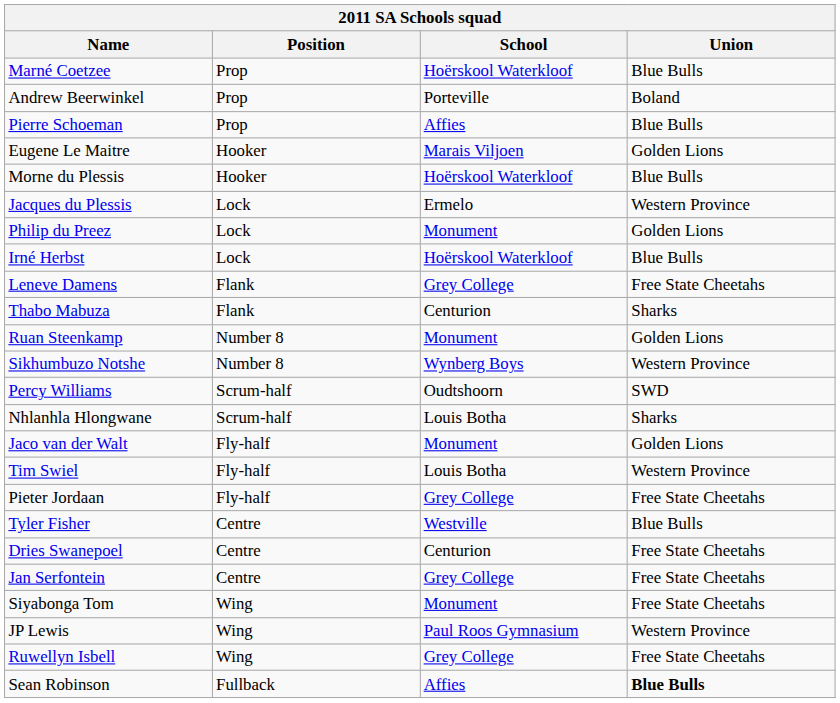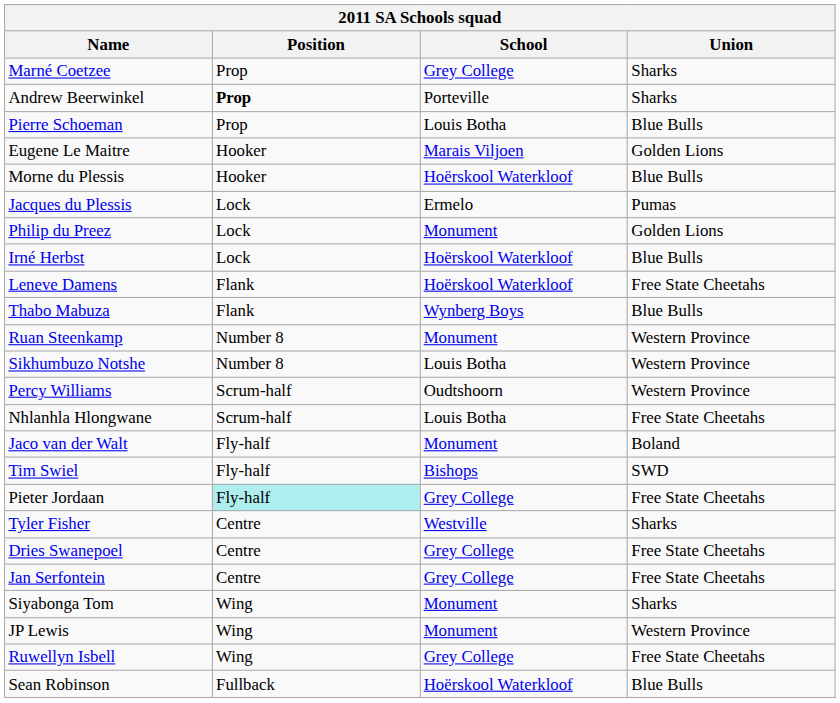(498, 71) Hoërskool Waterkloof -> (469, 71) Grey College
(667, 71) Blue Bulls -> (654, 71) Sharks
(232, 97) normal -> (234, 97) bold
(656, 97) Boland -> (654, 97) Sharks
(445, 124) Affies -> (465, 124) Louis Botha
(691, 204) Western Province -> (654, 204) Pumas
(469, 284) Grey College -> (498, 284) Hoërskool Waterkloof
(457, 310) Centurion -> (474, 310) Wynberg Boys
(654, 310) Sharks -> (667, 310) Blue Bulls
(677, 337) Golden Lions -> (691, 337) Western Province
(474, 364) Wynberg Boys -> (465, 364) Louis Botha
(650, 390) SWD -> (691, 390) Western Province
(654, 417) Sharks -> (698, 417) Free State Cheetahs
(677, 444) Golden Lions -> (656, 444) Boland
(465, 470) Louis Botha -> (451, 470) Bishops
(691, 470) Western Province -> (650, 470) SWD
(243, 497) no background -> (243, 497) paleturquoise background
(667, 524) Blue Bulls -> (654, 524) Sharks
(457, 550) Centurion -> (469, 550) Grey College
(698, 603) Free State Cheetahs -> (654, 603) Sharks
(501, 630) Paul Roos Gymnasium -> (461, 630) Monument
(445, 683) Affies -> (498, 683) Hoërskool Waterkloof
(668, 683) bold -> (667, 683) normal
